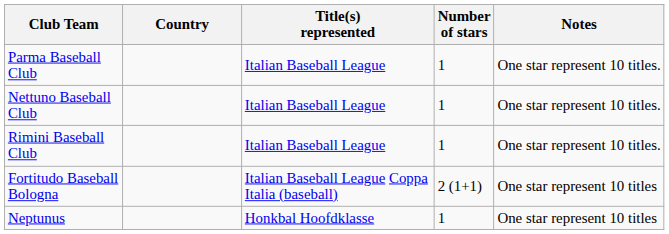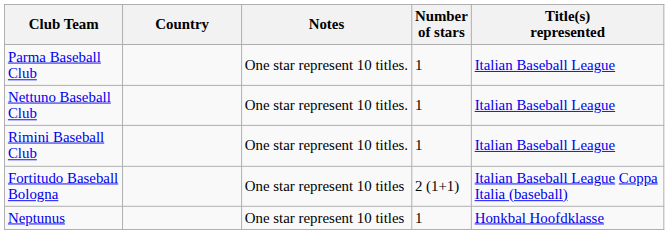columns swapped: (338, 24) <-> (579, 24)
